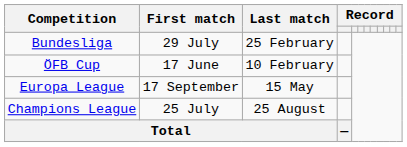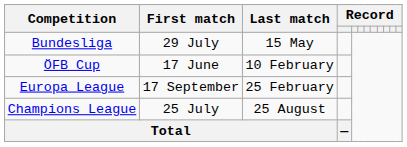(290, 44) 25 February -> (290, 44) 15 May
(290, 87) 15 May -> (290, 87) 25 February
